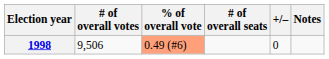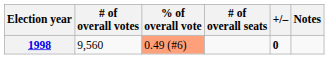(90, 44) 9,506 -> (90, 44) 9,560
(276, 44) normal -> (276, 44) bold
